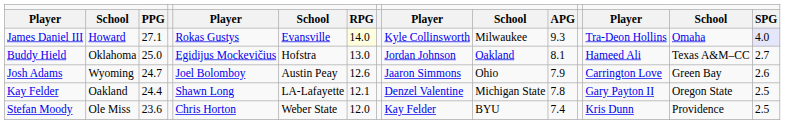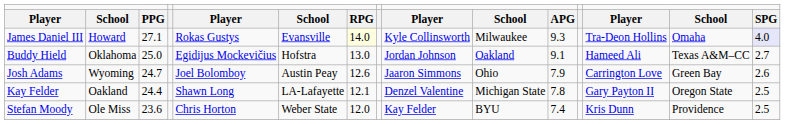(558, 55) 8.1 -> (558, 55) 9.1
